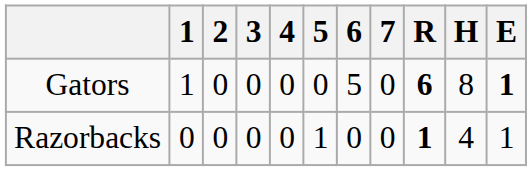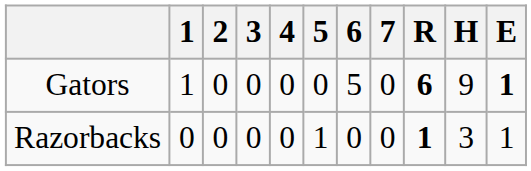(466, 84) 8 -> (466, 84) 9
(466, 137) 4 -> (466, 137) 3
